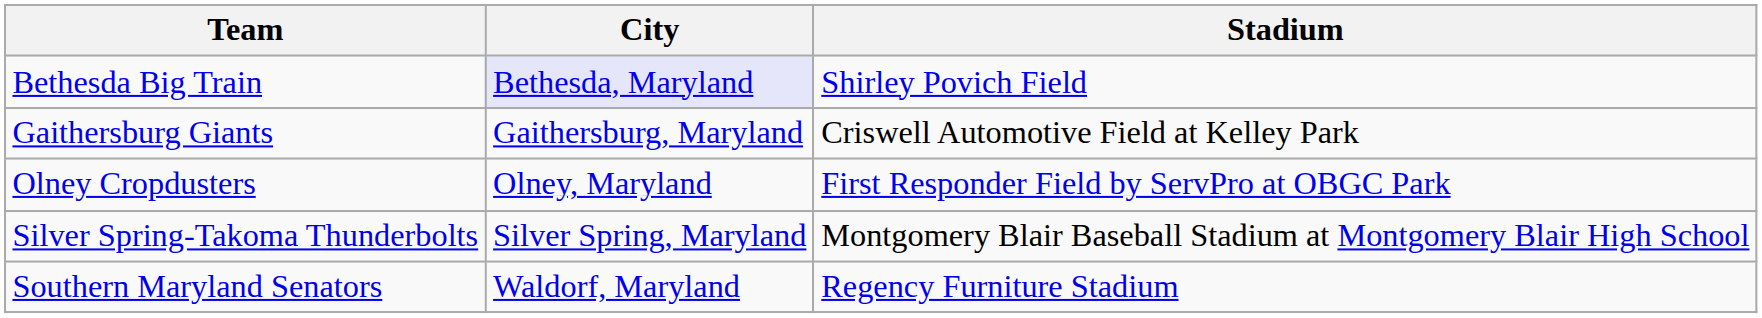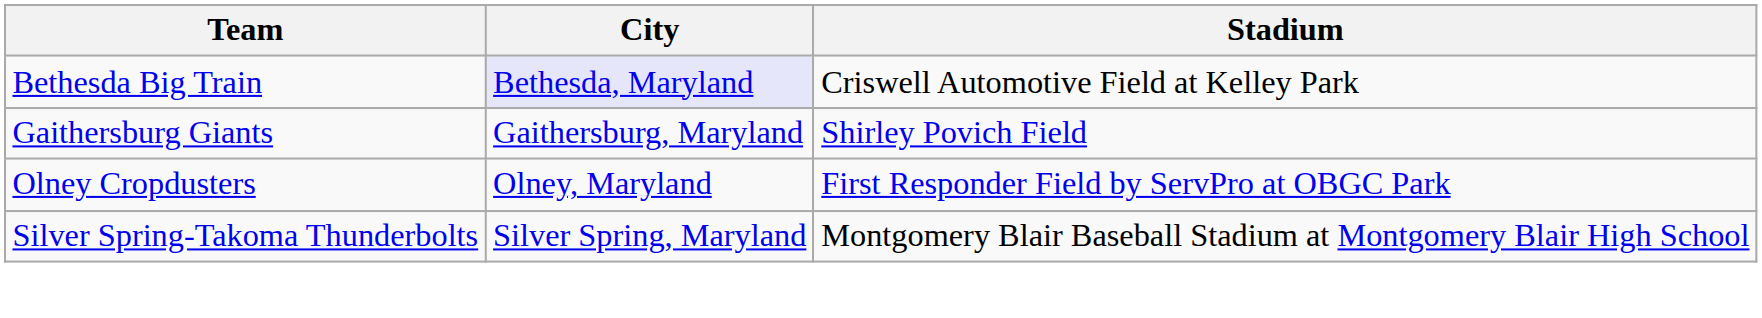(954, 81) Shirley Povich Field -> (1090, 81) Criswell Automotive Field at Kelley Park
(1090, 132) Criswell Automotive Field at Kelley Park -> (954, 132) Shirley Povich Field
- row: (197, 286)
